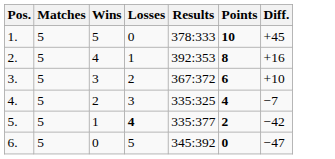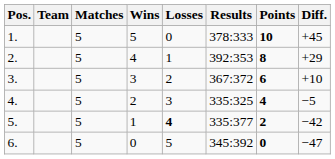+ column: (53, 15)
(274, 57) +16 -> (312, 57) +29
(271, 100) −7 -> (309, 100) −5
